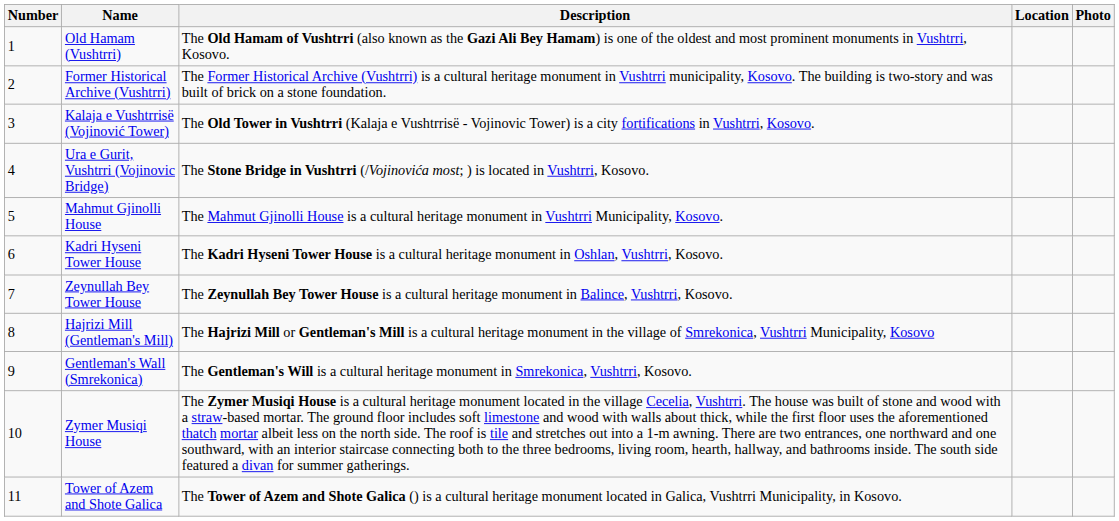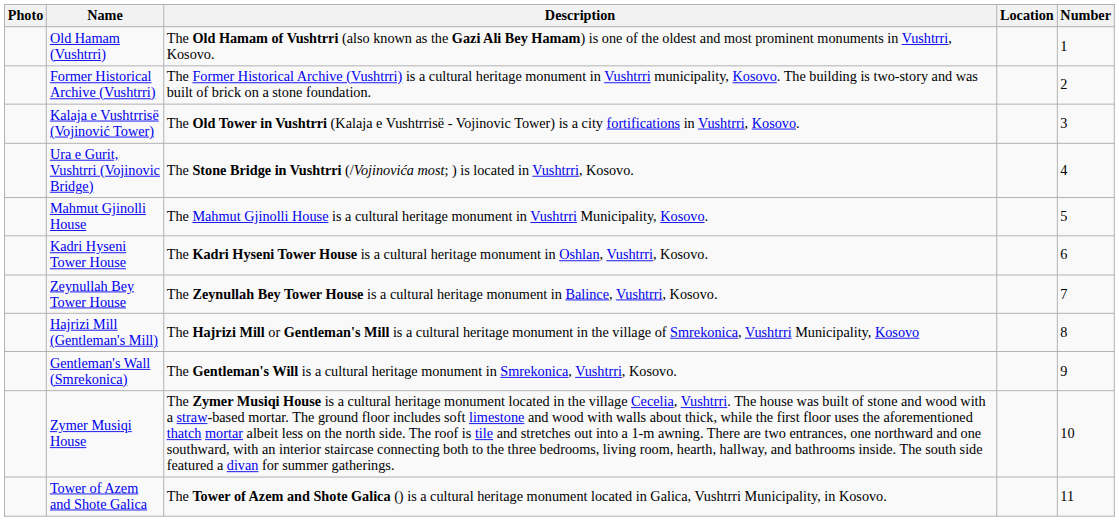columns swapped: (33, 15) <-> (1093, 15)
